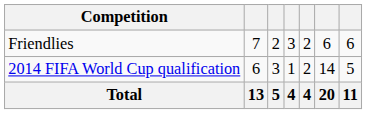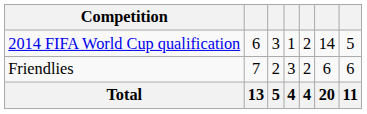rows swapped: (124, 69) <-> (41, 43)
